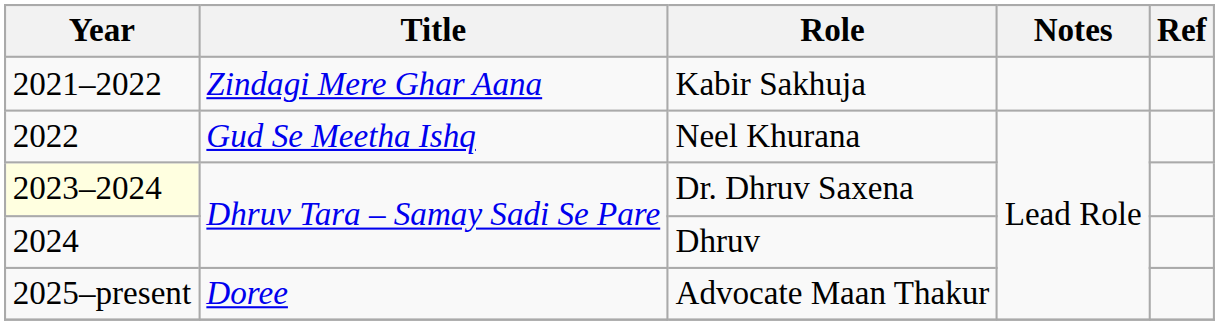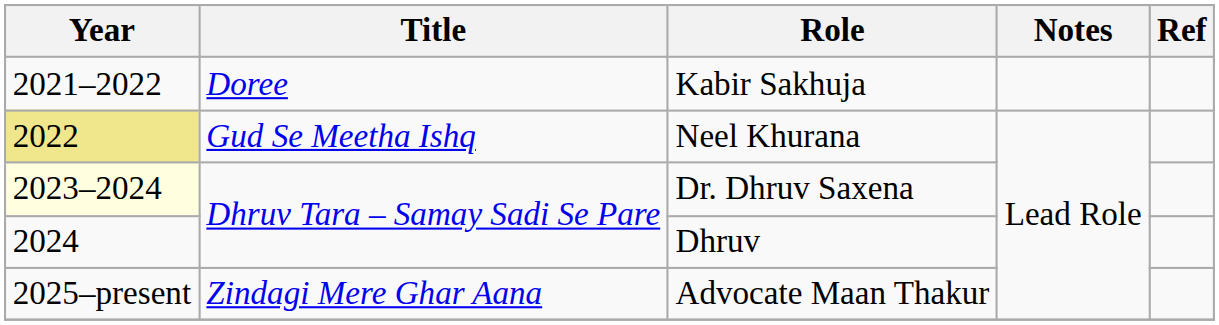(374, 83) Zindagi Mere Ghar Aana -> (247, 83) Doree
(46, 135) no background -> (46, 135) khaki background
(247, 293) Doree -> (374, 293) Zindagi Mere Ghar Aana
